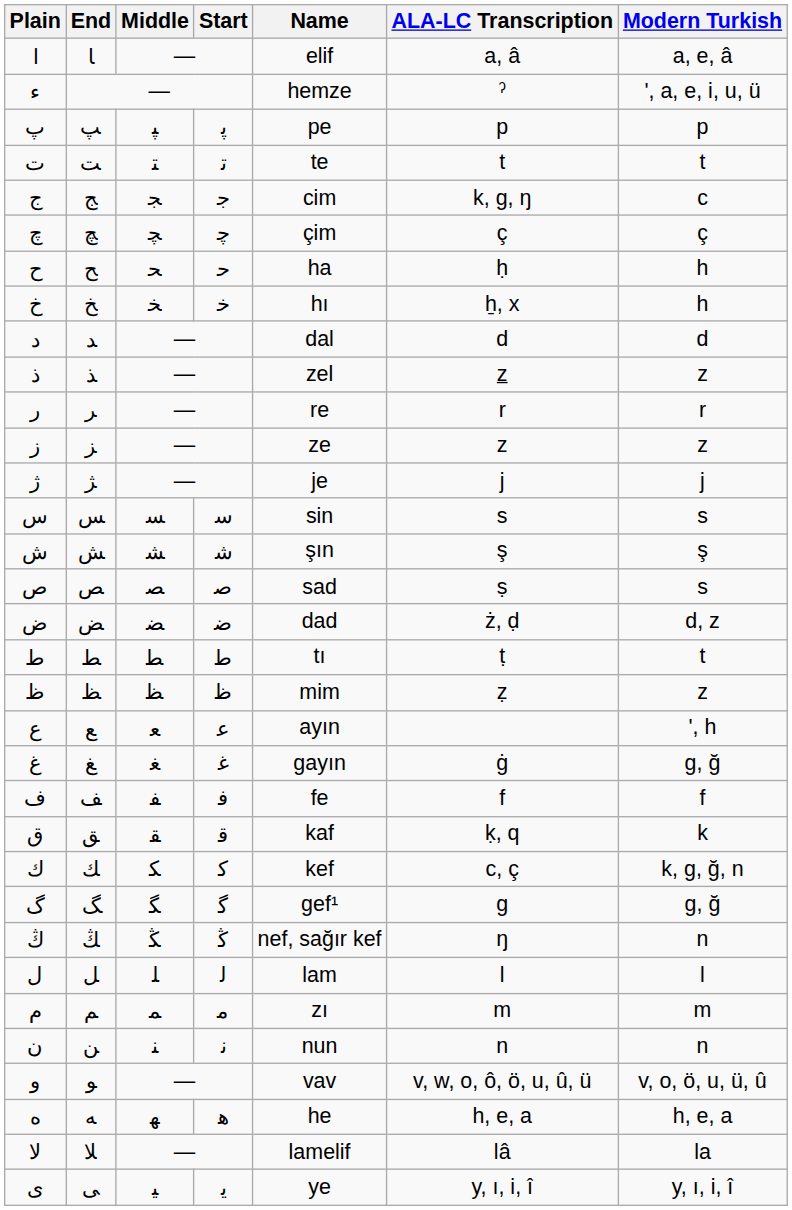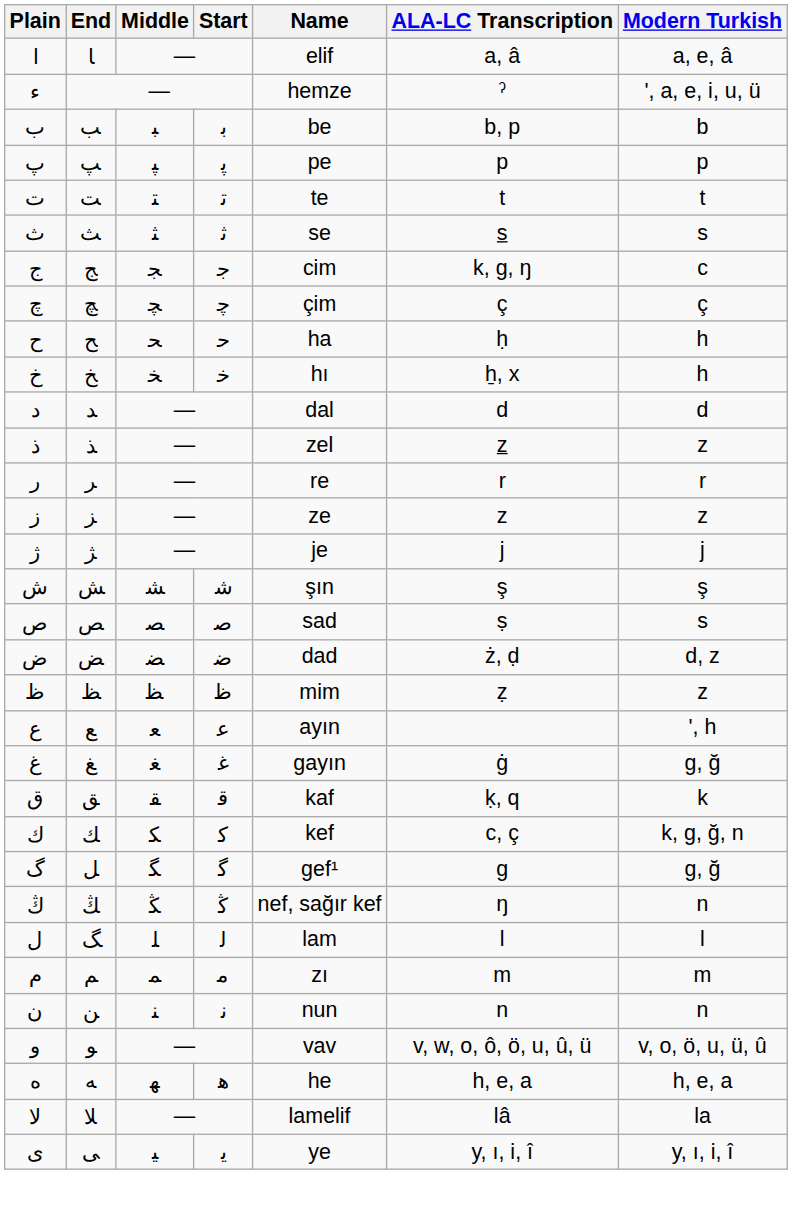+ row: (35, 127)
+ row: (35, 233)
- row: (35, 516)
- row: (35, 657)
- row: (35, 799)
(91, 905) ﮓ -> (91, 869) ﻞ
(91, 975) ﻞ -> (91, 940) ﮓ
